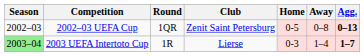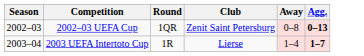- column: (292, 12)
(24, 43) lightgreen background -> (24, 43) no background
